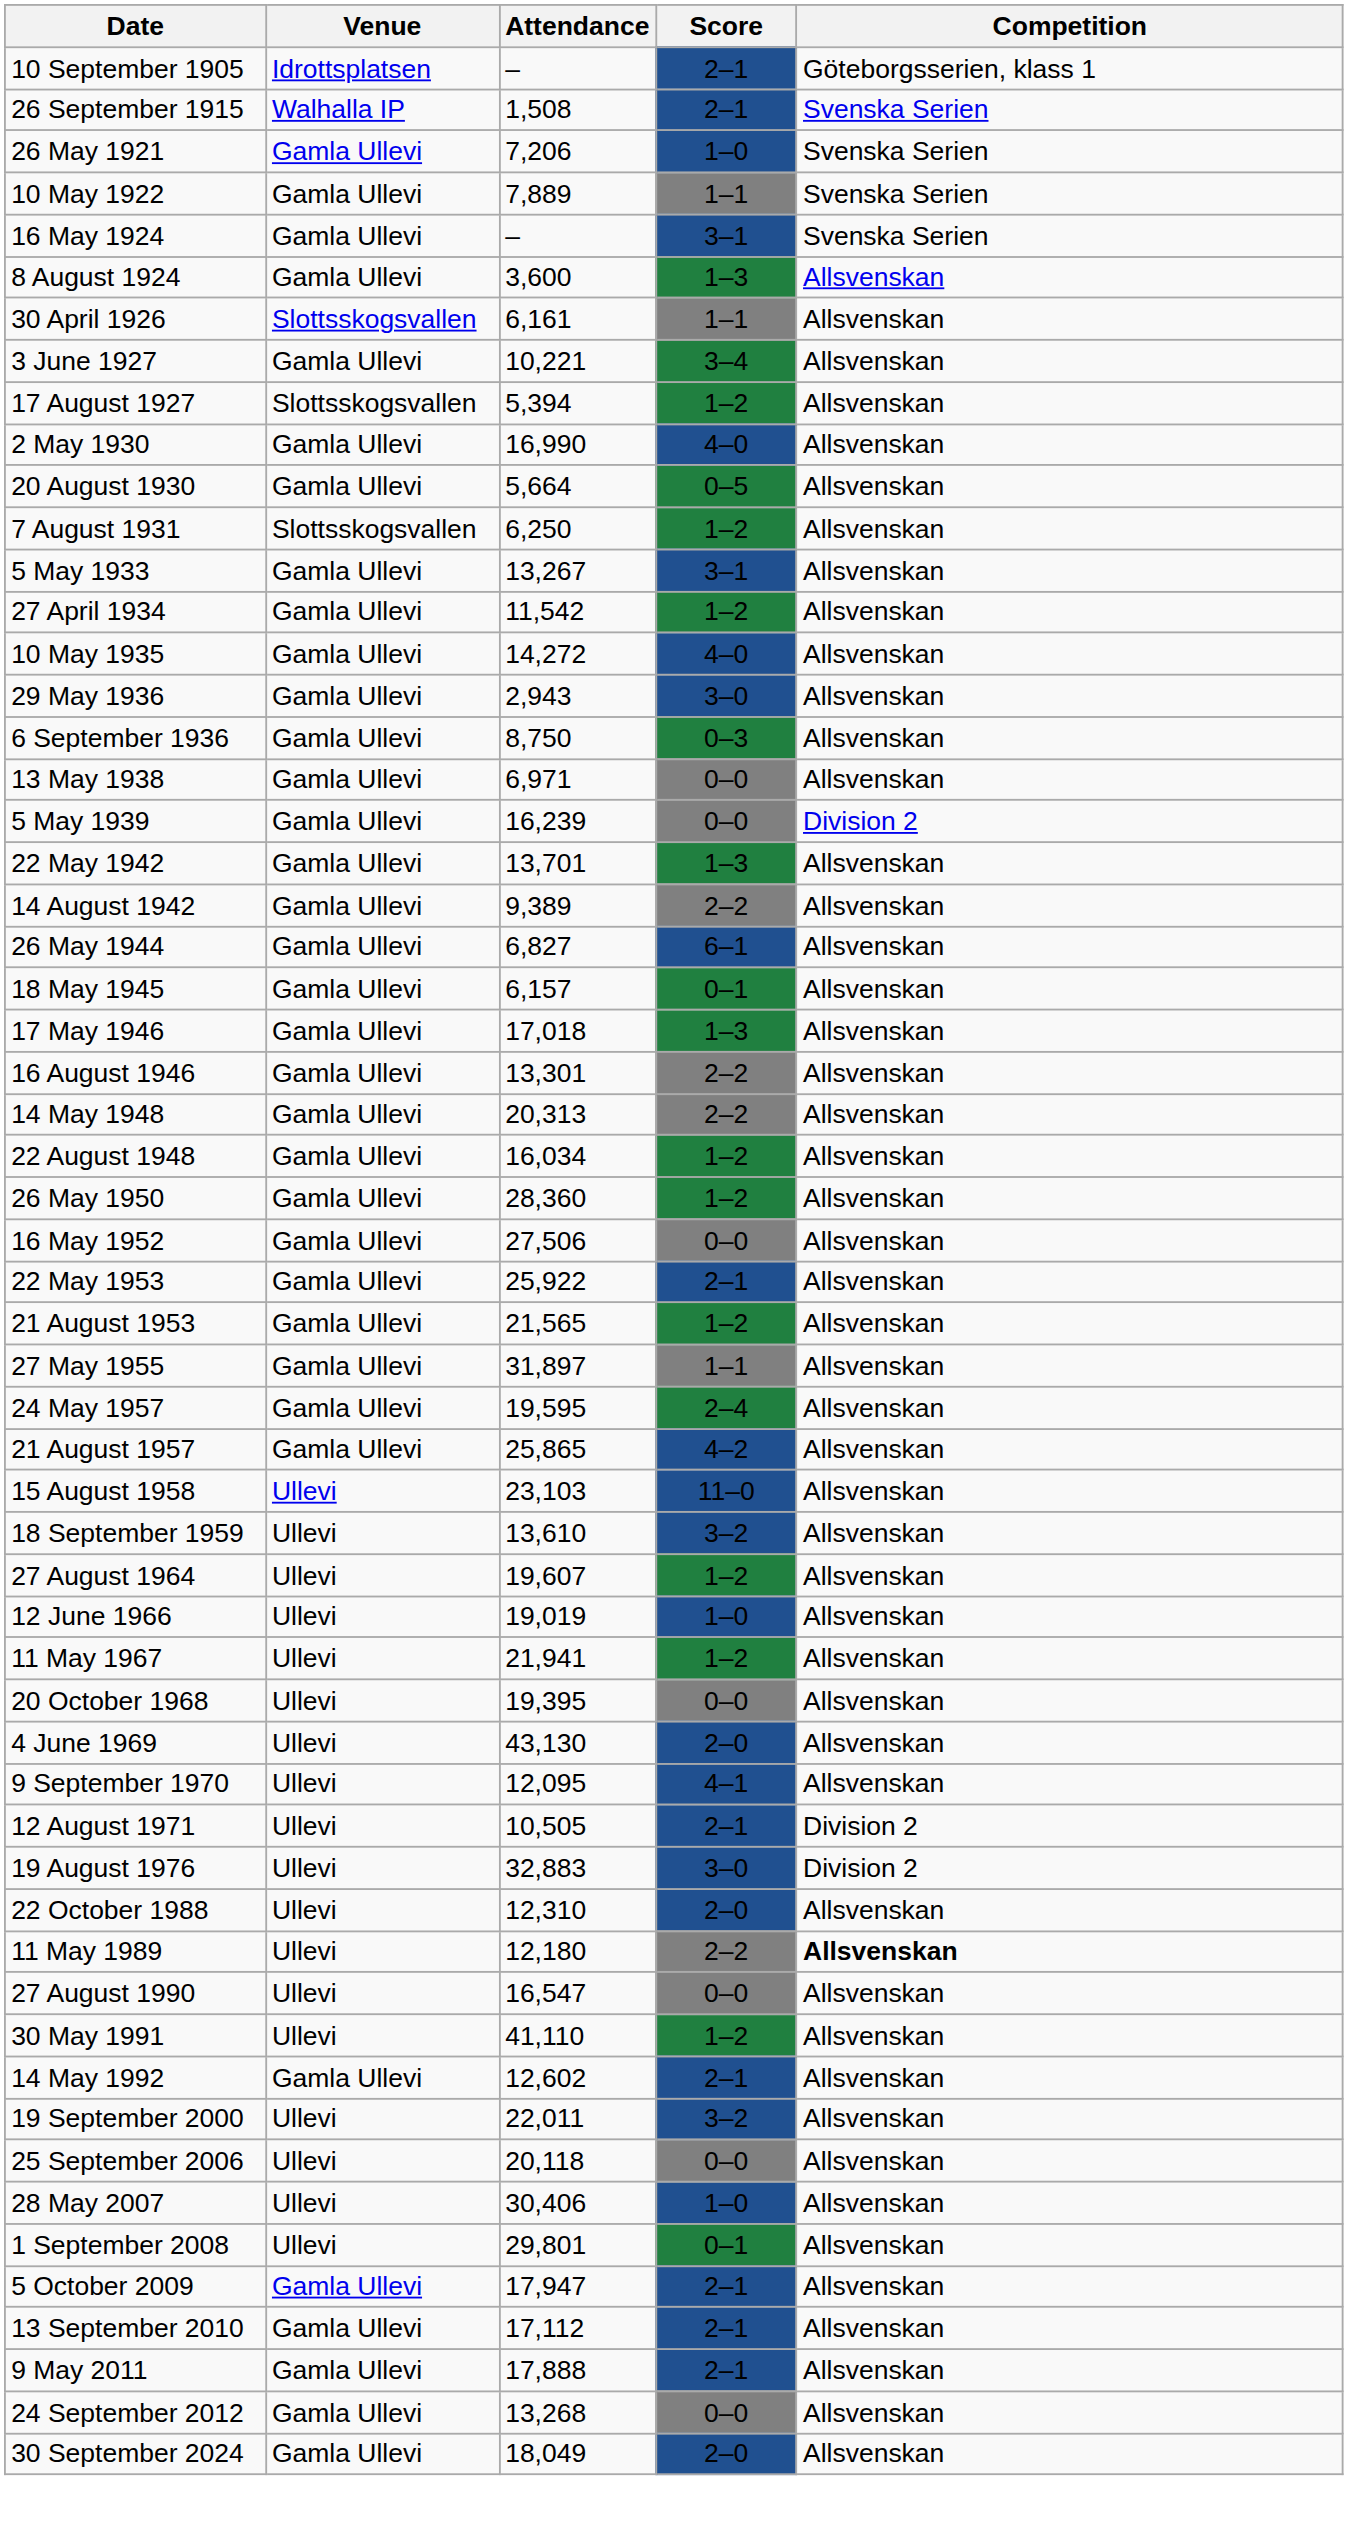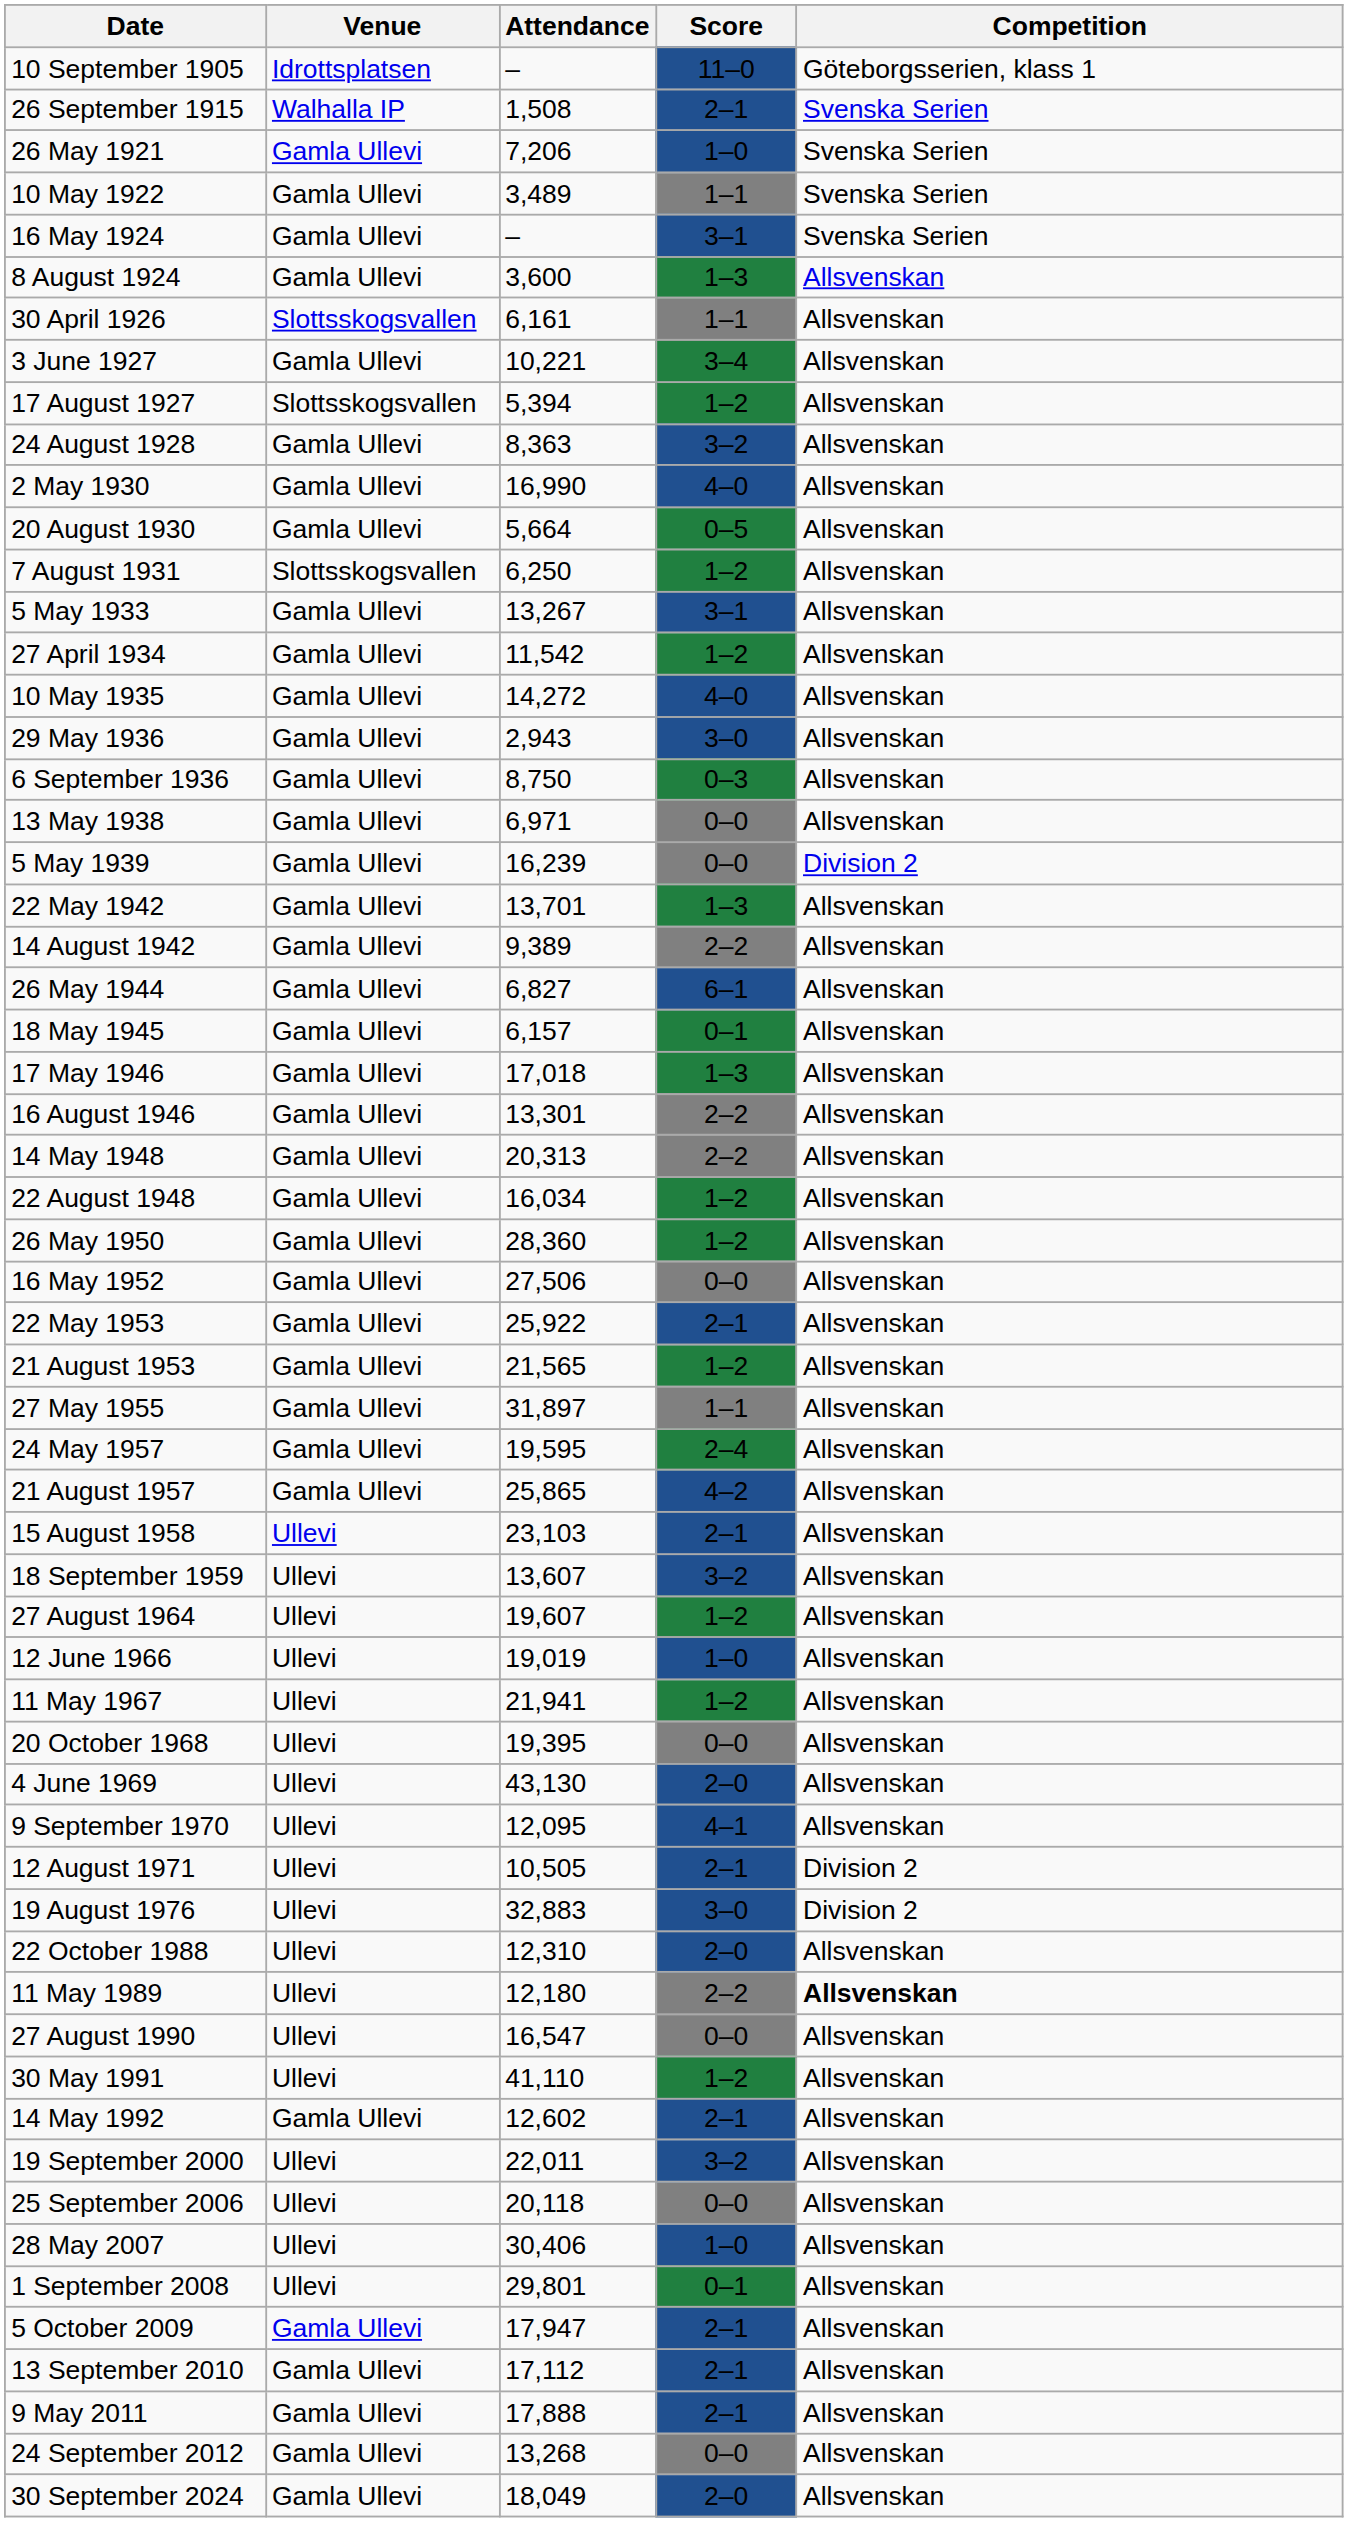(726, 68) 2–1 -> (726, 68) 11–0
(538, 194) 7,889 -> (538, 194) 3,489
+ row: (103, 445)
(726, 1491) 11–0 -> (726, 1533) 2–1
(546, 1533) 13,610 -> (546, 1575) 13,607
